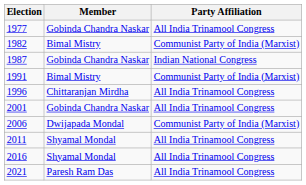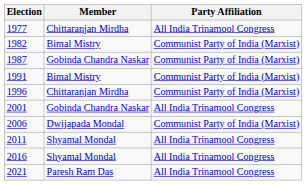(98, 28) Gobinda Chandra Naskar -> (88, 28) Chittaranjan Mirdha
(205, 60) Indian National Congress -> (226, 60) Communist Party of India (Marxist)
(214, 92) All India Trinamool Congress -> (226, 92) Communist Party of India (Marxist)
